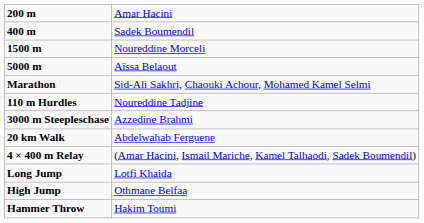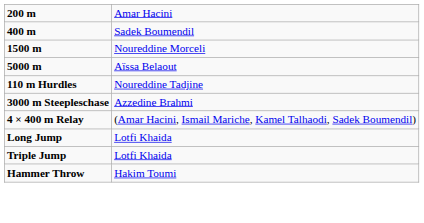- row: (31, 84)
- row: (36, 137)
+ row: (37, 155)
- row: (34, 191)
